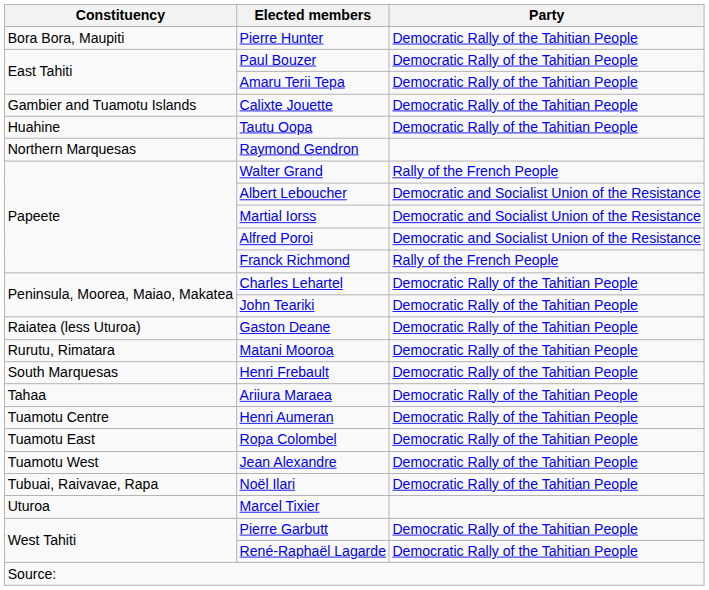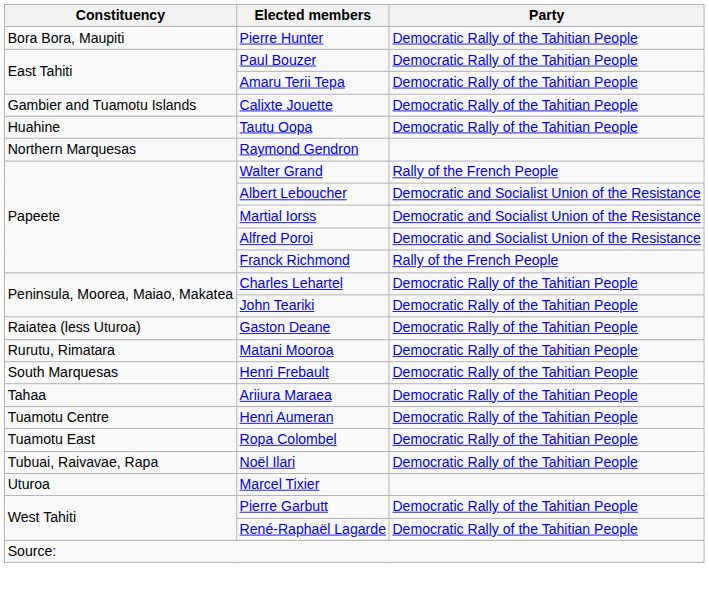- row: (288, 462)
